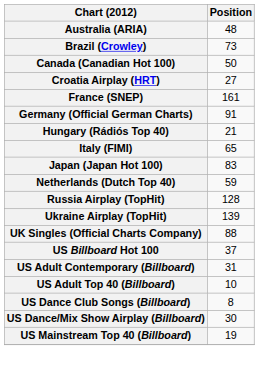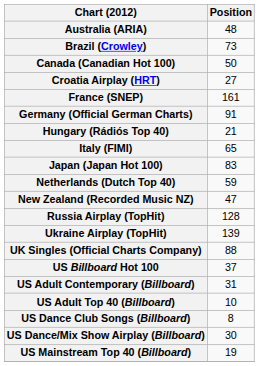+ row: (106, 200)
